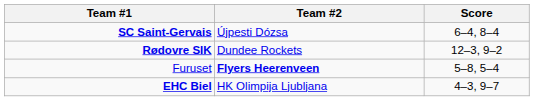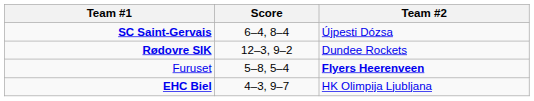columns swapped: (477, 13) <-> (319, 13)
